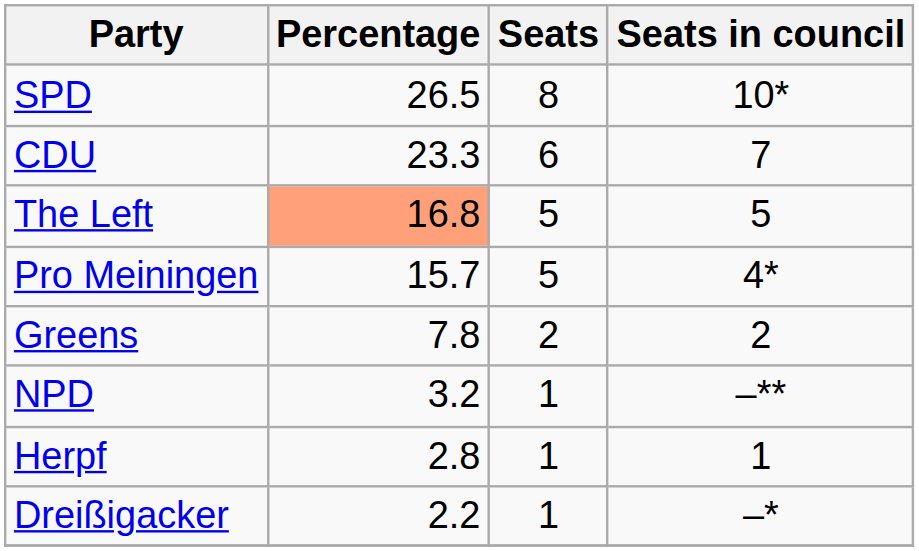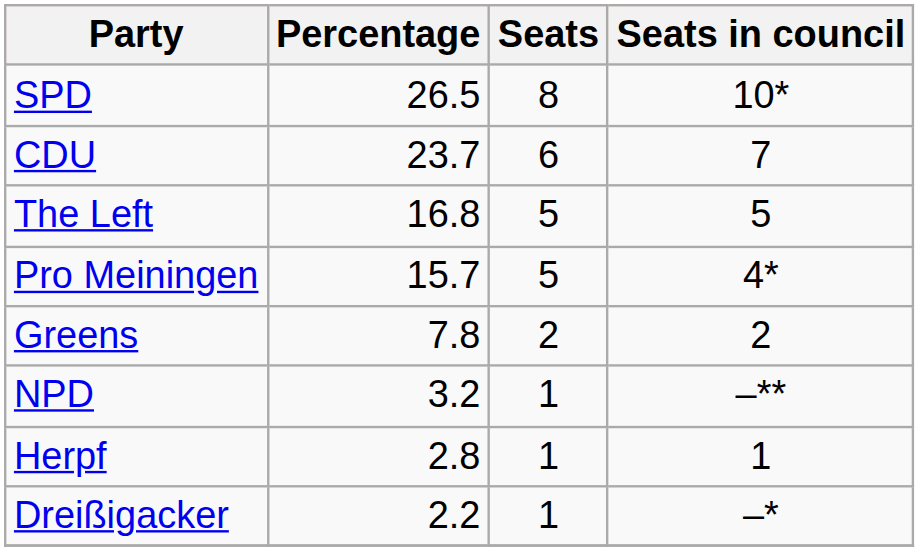(443, 154) 23.3 -> (443, 154) 23.7
(443, 214) lightsalmon background -> (443, 214) no background
